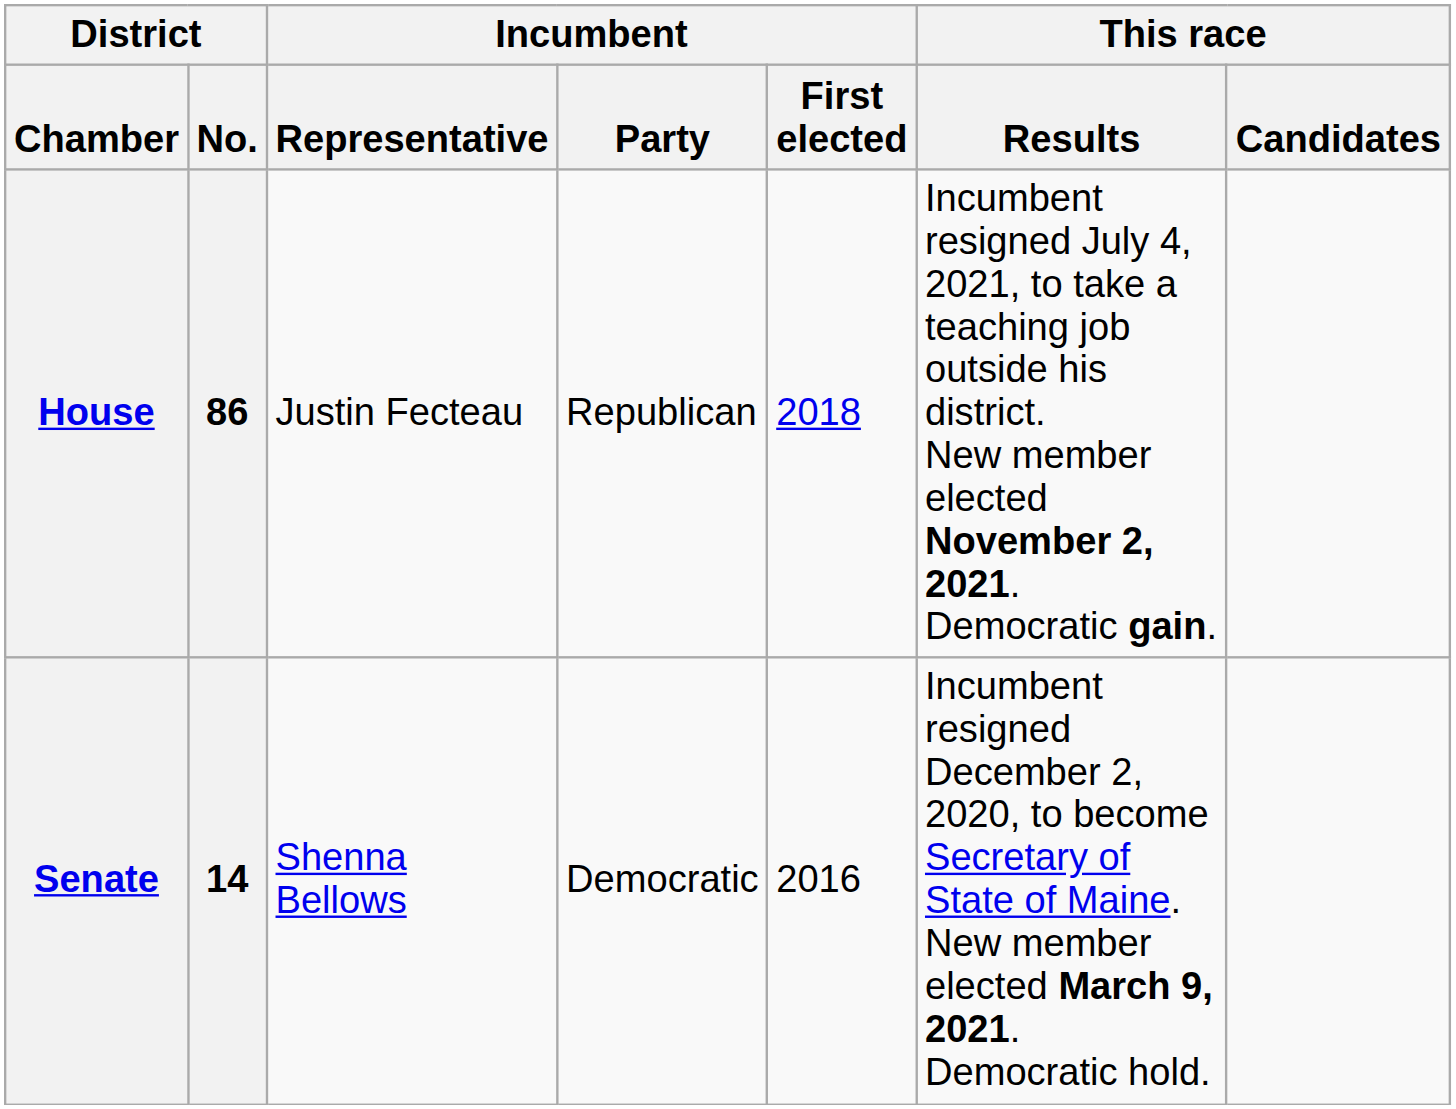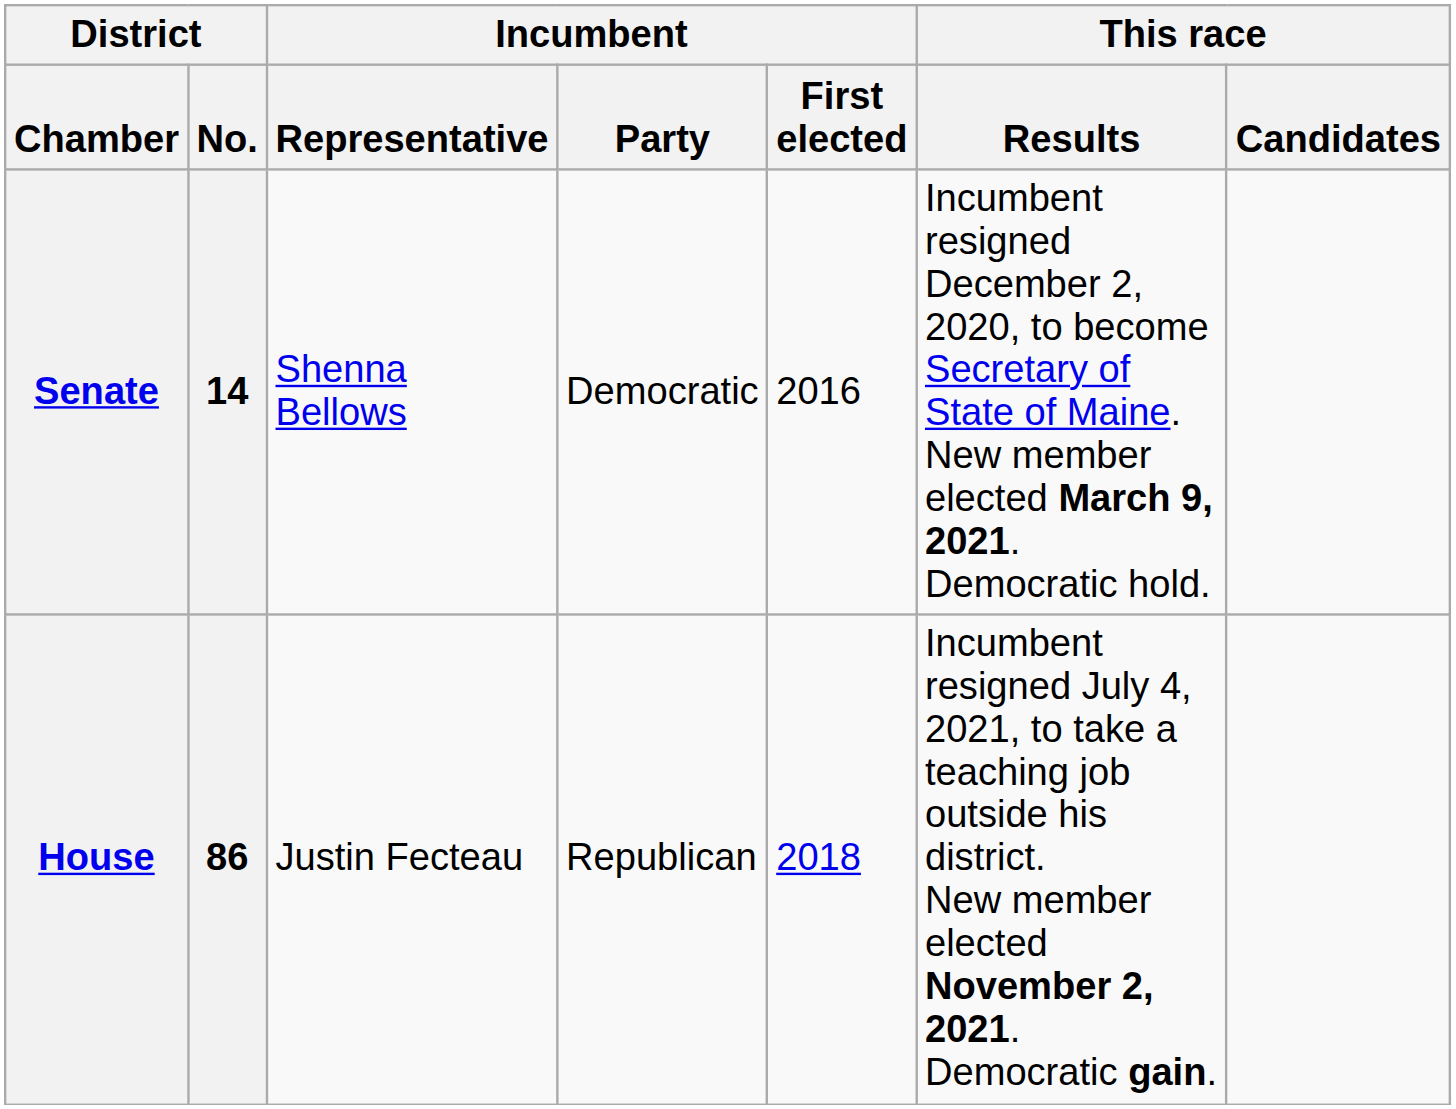rows swapped: (96, 879) <-> (96, 412)
